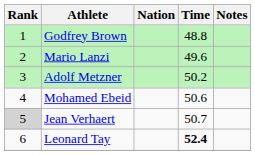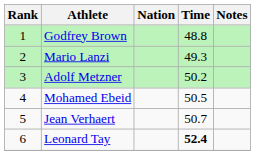(196, 56) 49.6 -> (196, 56) 49.3
(196, 98) 50.6 -> (196, 98) 50.5
(23, 118) lightgrey background -> (23, 118) no background
